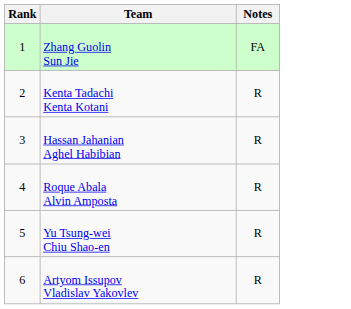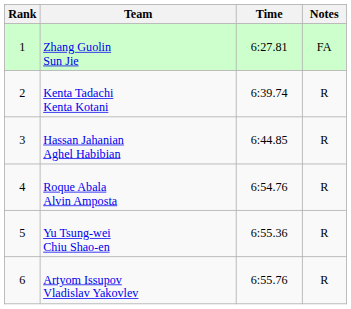+ column: (269, 14)
